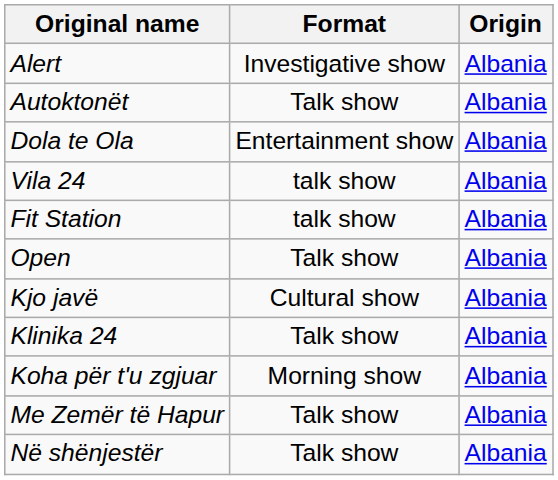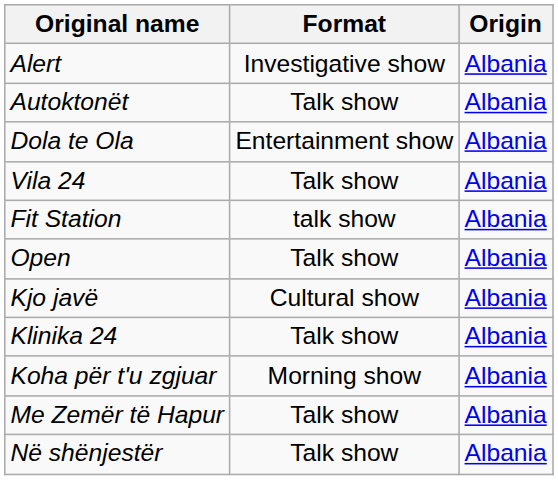(344, 180) talk show -> (344, 180) Talk show
